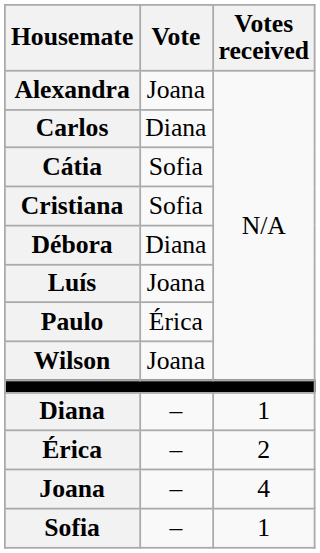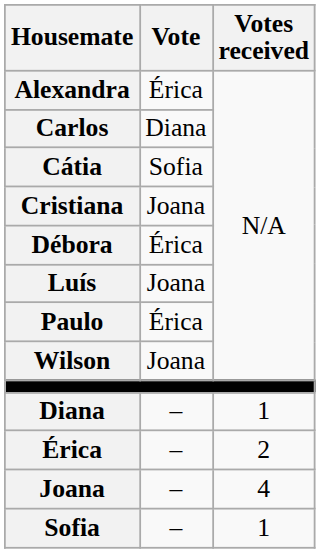(176, 89) Joana -> (176, 89) Érica
(176, 205) Sofia -> (176, 205) Joana
(176, 244) Diana -> (176, 244) Érica
